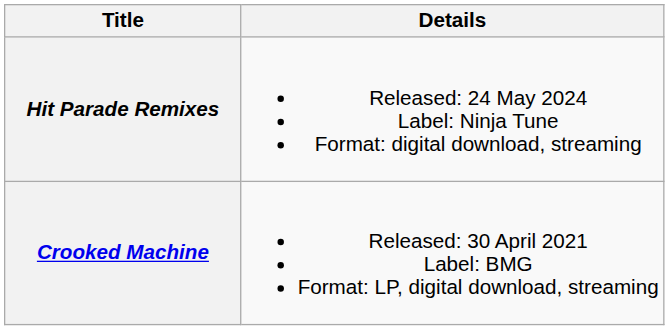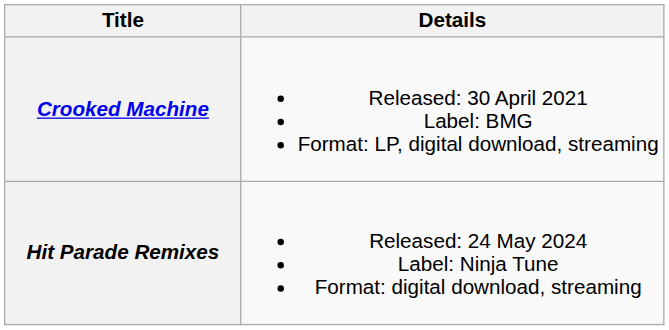rows swapped: (123, 252) <-> (123, 109)
